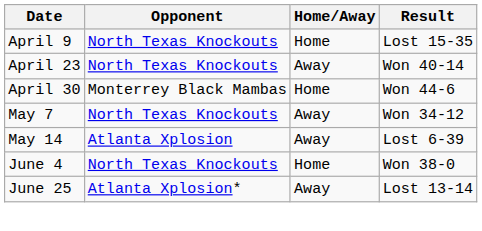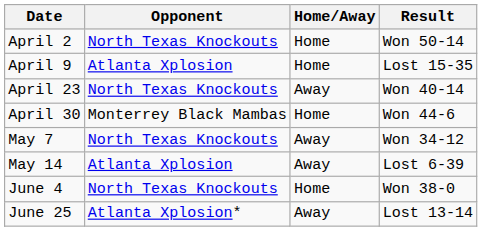+ row: (40, 41)
(183, 41) North Texas Knockouts -> (160, 66) Atlanta Xplosion
